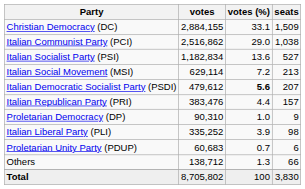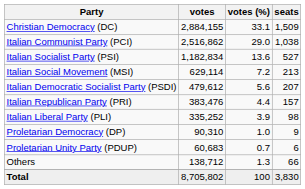(263, 87) bold -> (263, 87) normal
rows swapped: (59, 132) <-> (66, 117)
